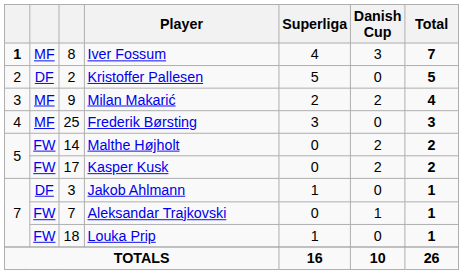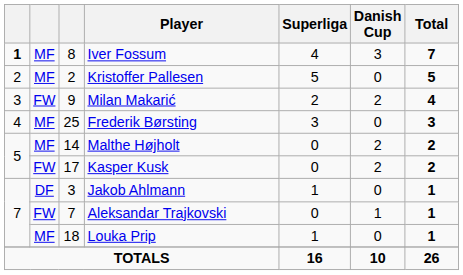(44, 77) DF -> (44, 77) MF
(44, 100) MF -> (44, 100) FW
(44, 145) FW -> (44, 145) MF
(44, 236) FW -> (44, 236) MF
